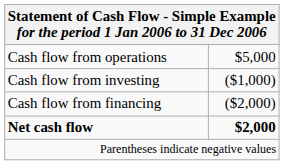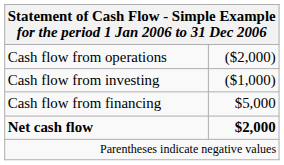(255, 56) $5,000 -> (250, 56) ($2,000)
(250, 103) ($2,000) -> (255, 103) $5,000
